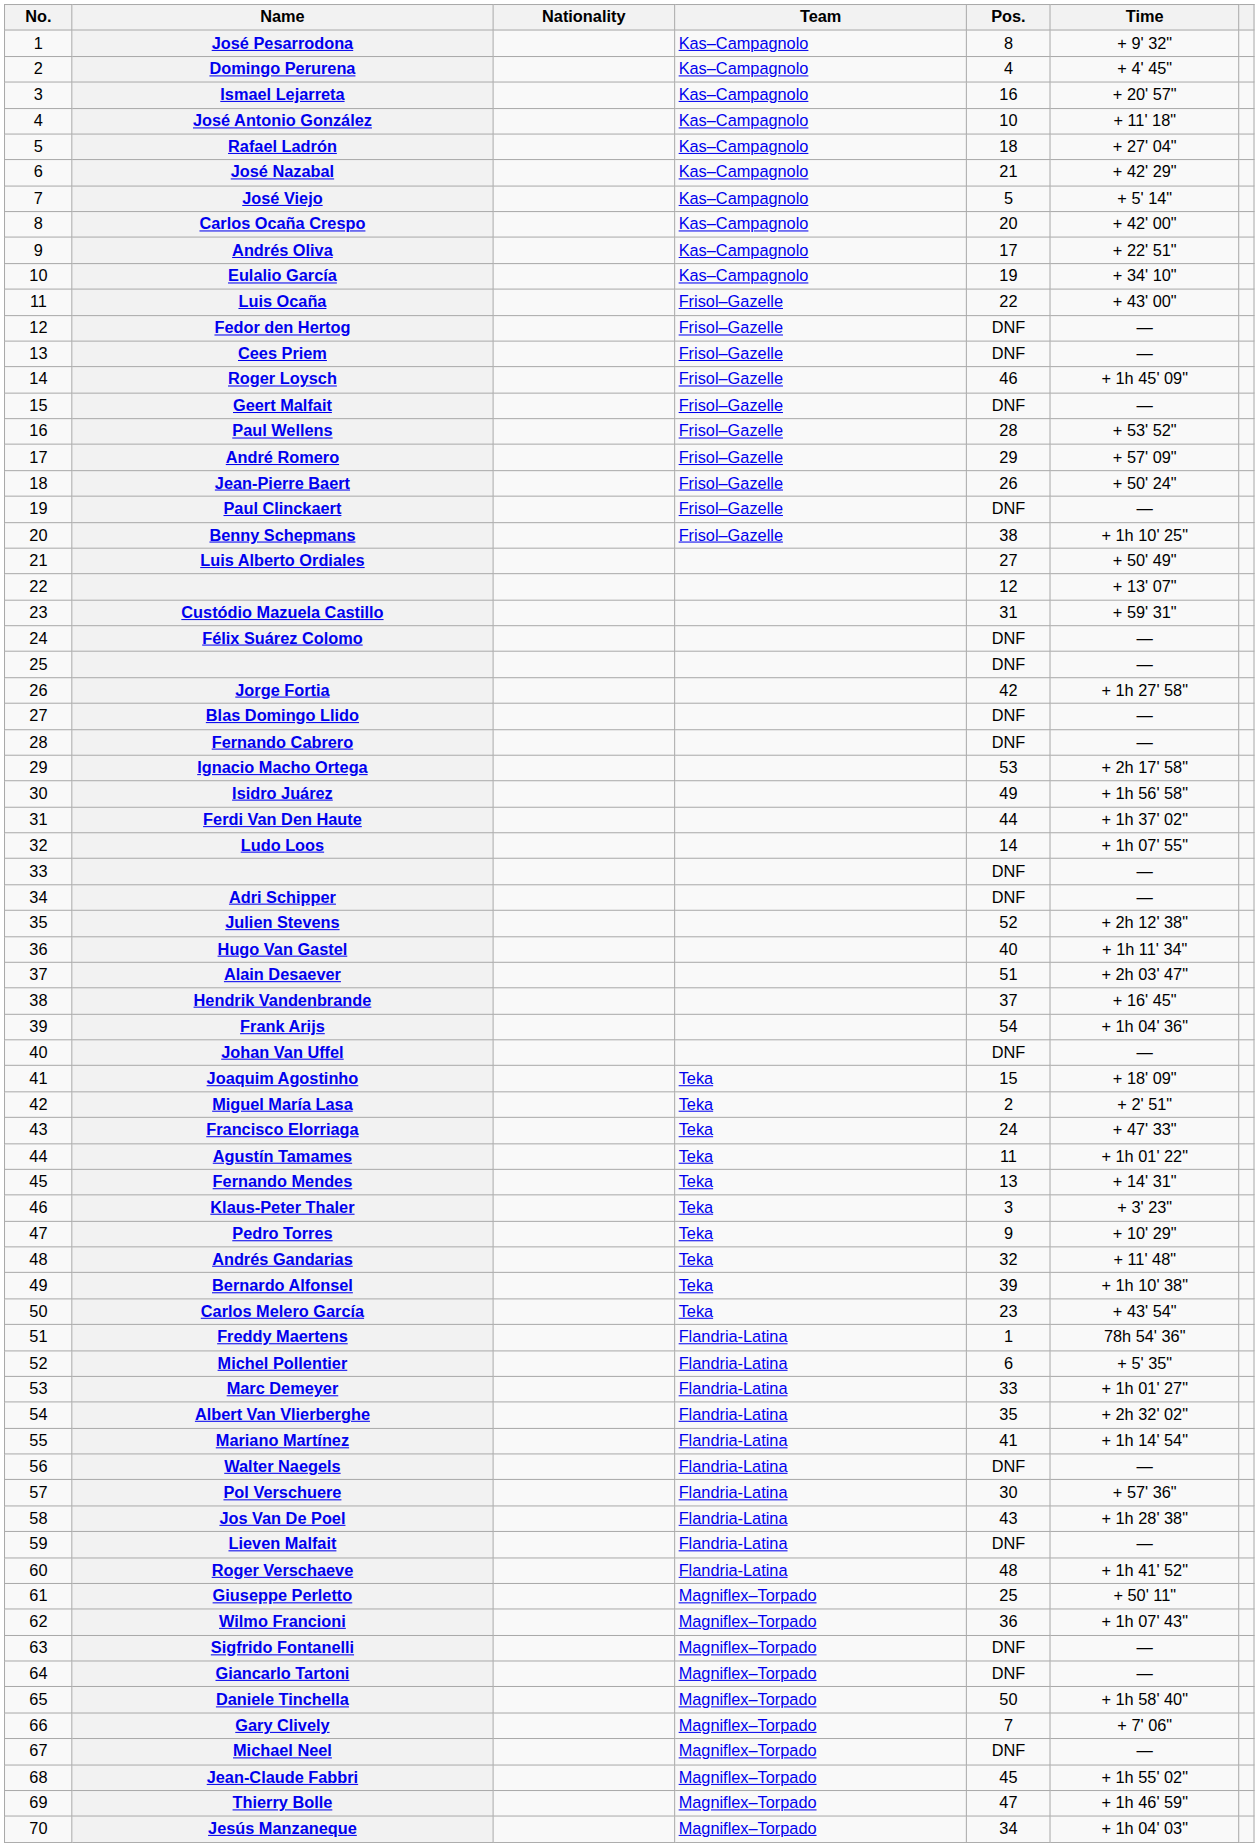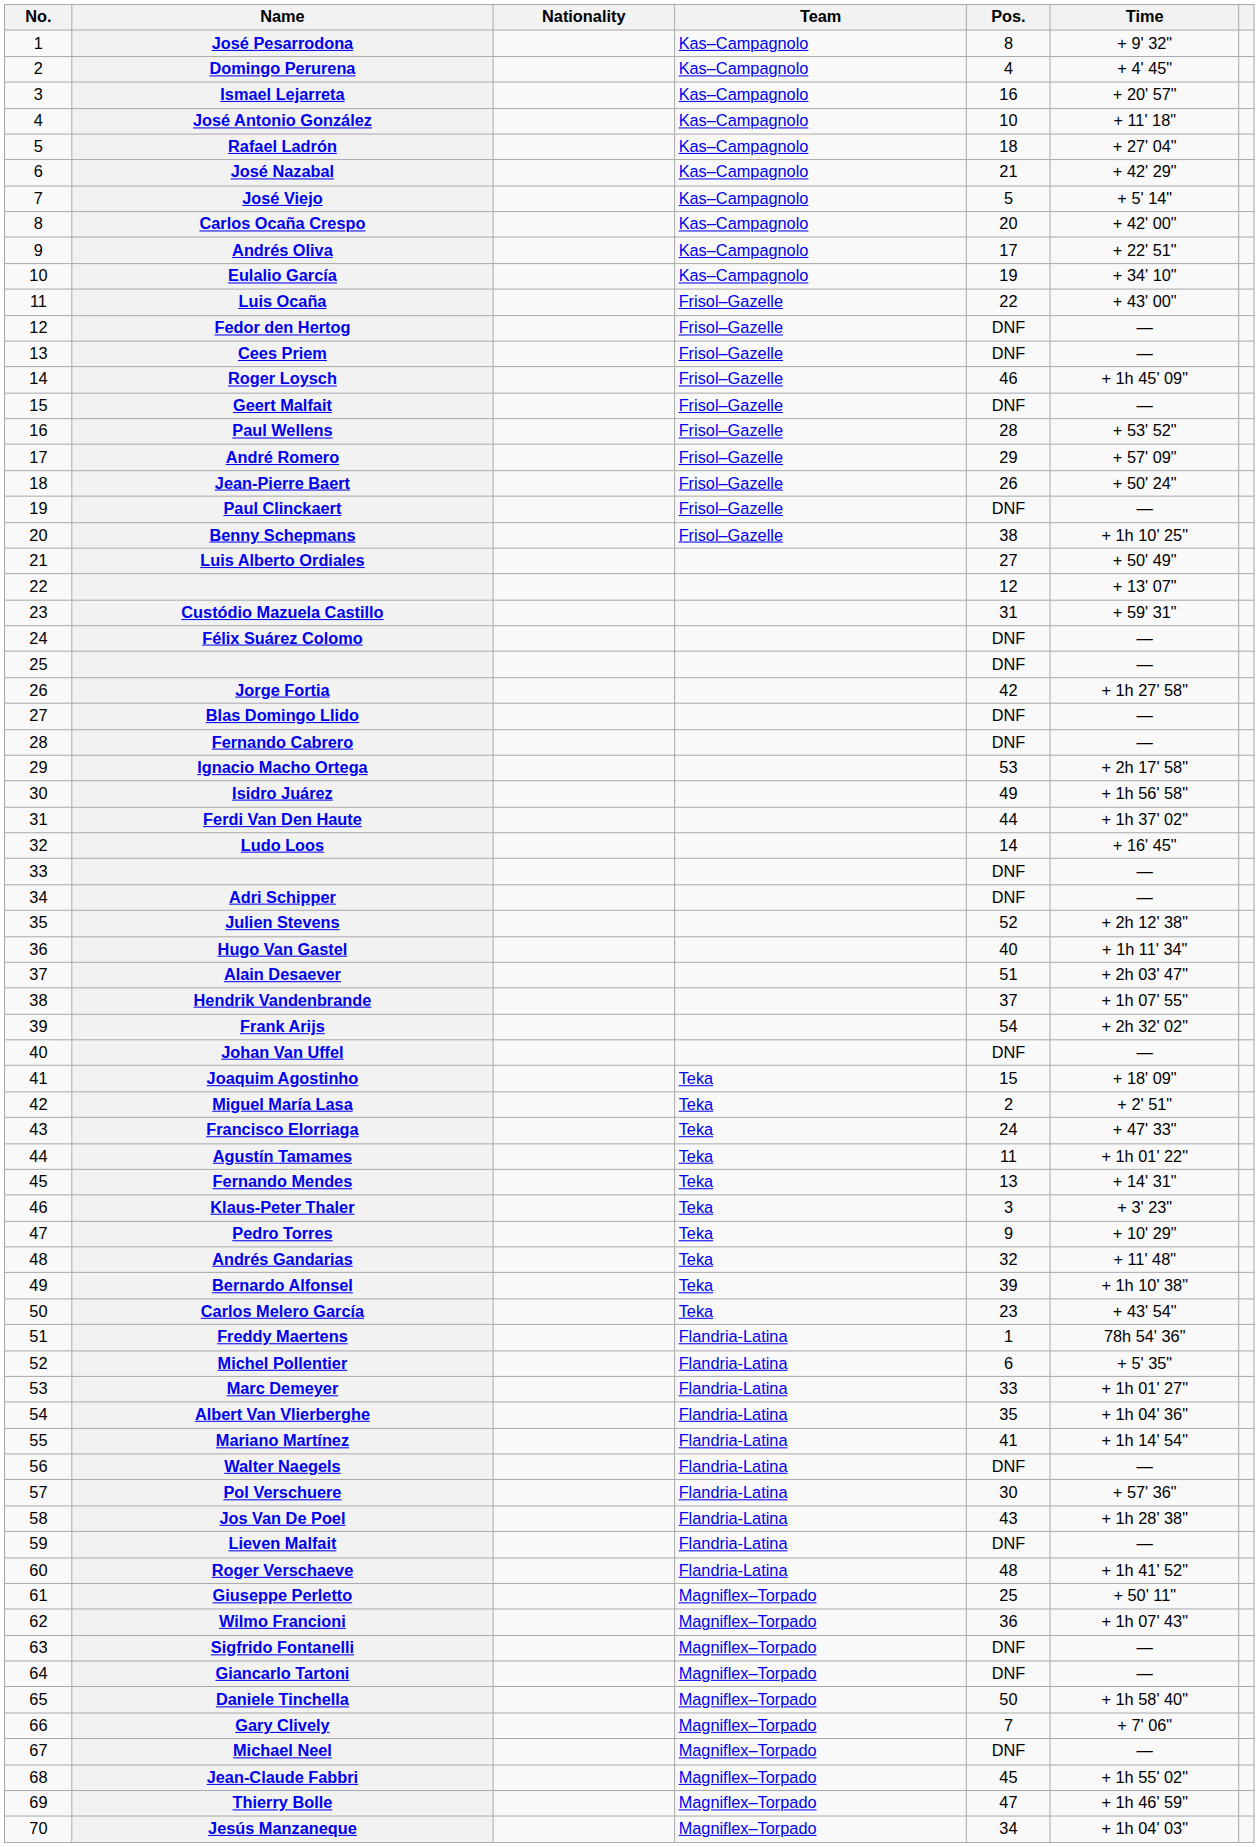(1145, 845) + 1h 07' 55" -> (1145, 845) + 16' 45"
(1145, 1000) + 16' 45" -> (1145, 1000) + 1h 07' 55"
(1145, 1026) + 1h 04' 36" -> (1145, 1026) + 2h 32' 02"
(1145, 1415) + 2h 32' 02" -> (1145, 1415) + 1h 04' 36"
